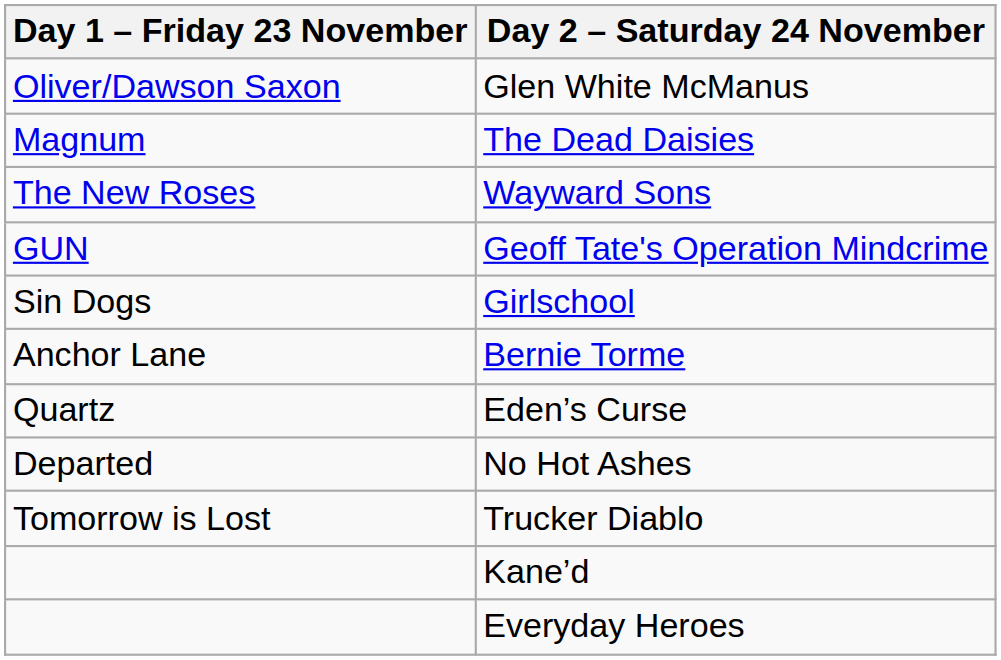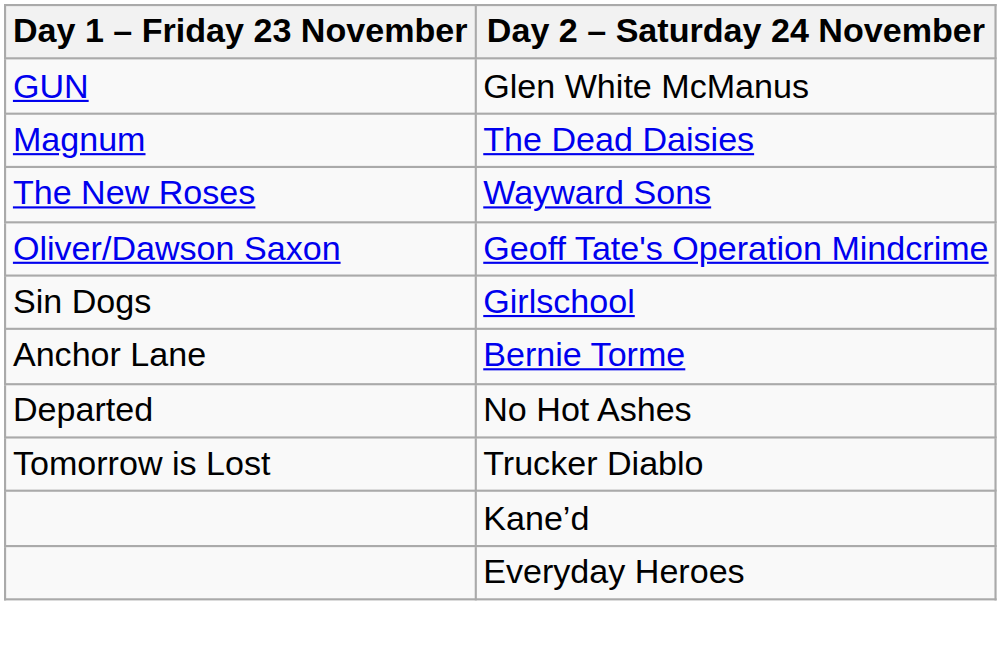(177, 85) Oliver/Dawson Saxon -> (51, 85) GUN
(51, 247) GUN -> (177, 247) Oliver/Dawson Saxon
- row: (585, 409)
